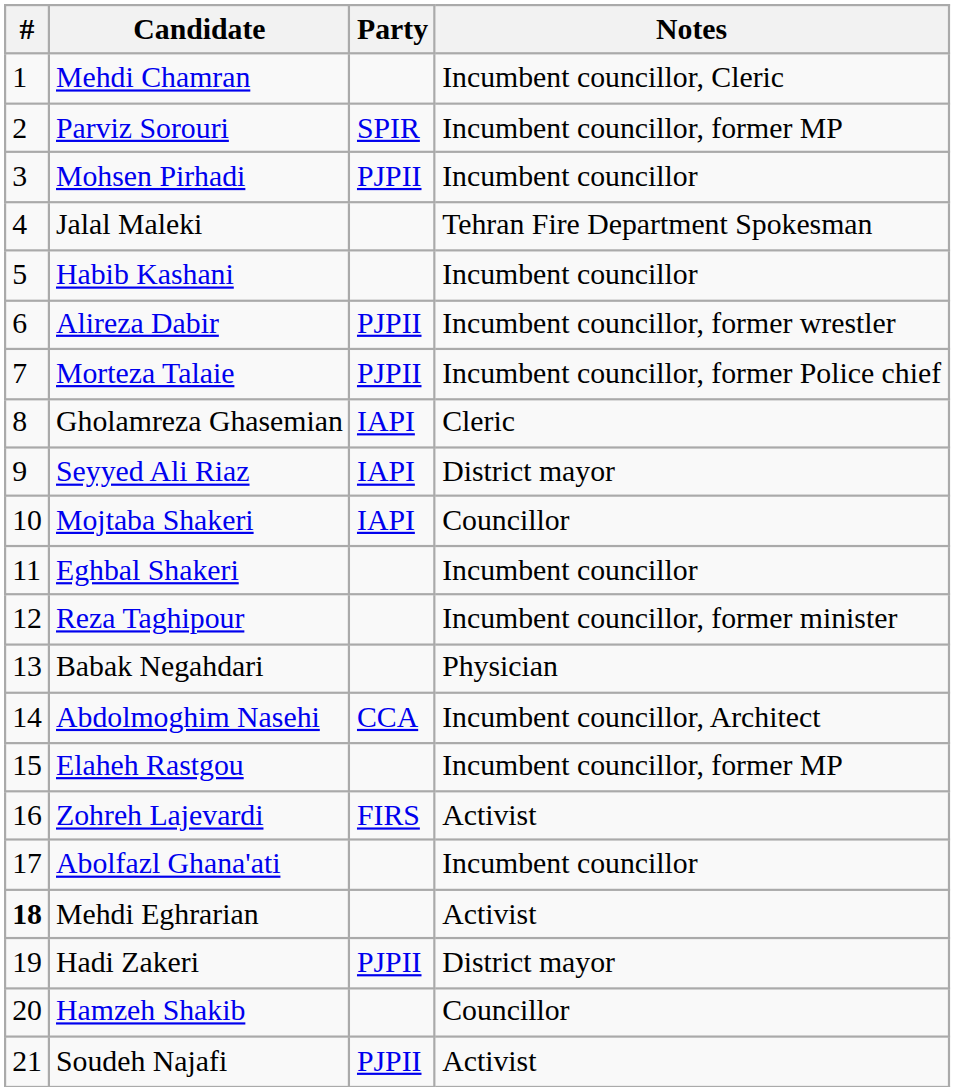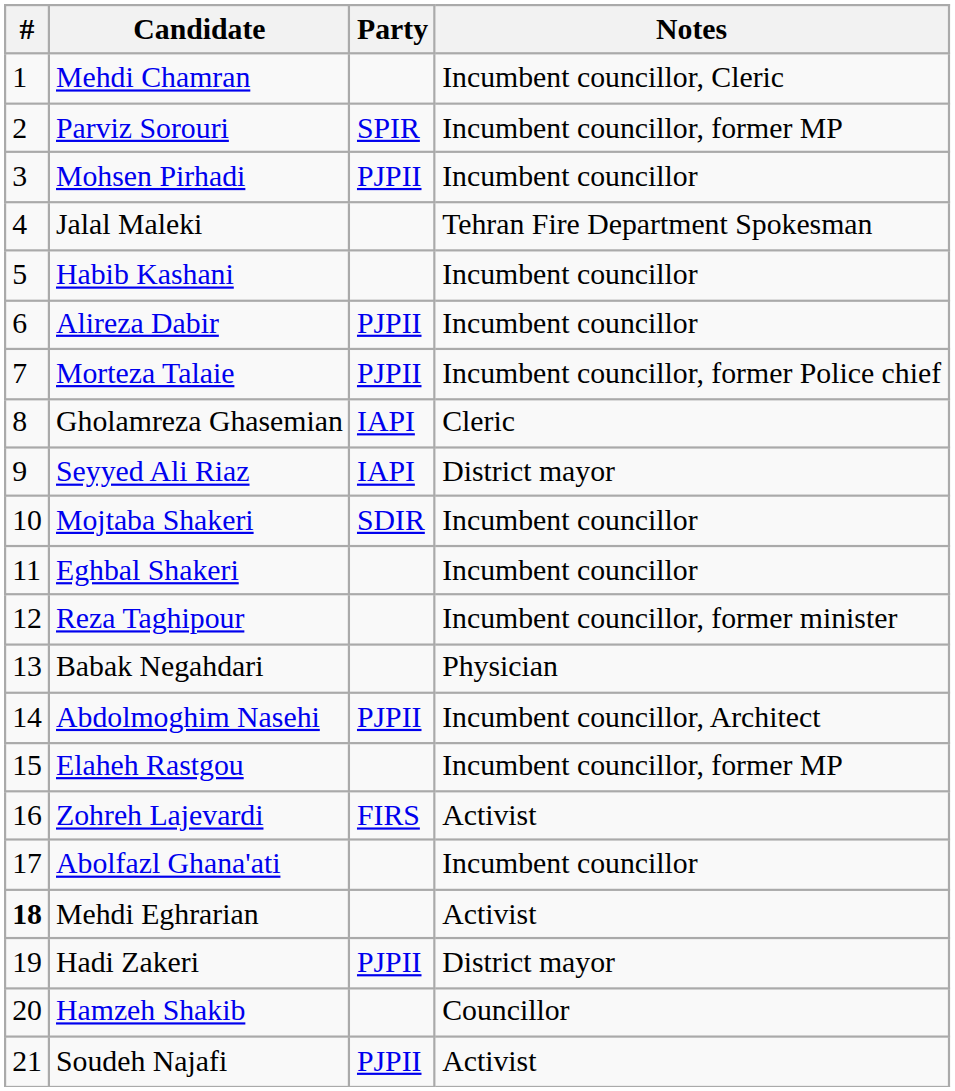(669, 323) Incumbent councillor, former wrestler -> (570, 323) Incumbent councillor
(386, 520) IAPI -> (391, 520) SDIR
(506, 520) Councillor -> (570, 520) Incumbent councillor
(388, 716) CCA -> (389, 716) PJPII
